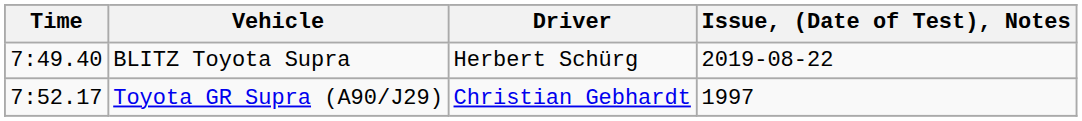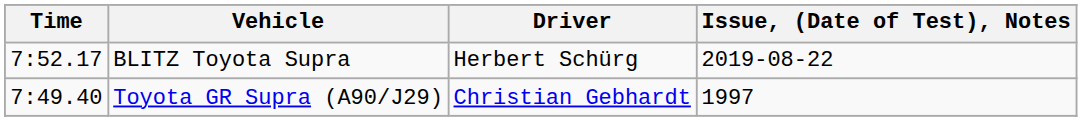(56, 60) 7:49.40 -> (56, 60) 7:52.17
(56, 97) 7:52.17 -> (56, 97) 7:49.40
